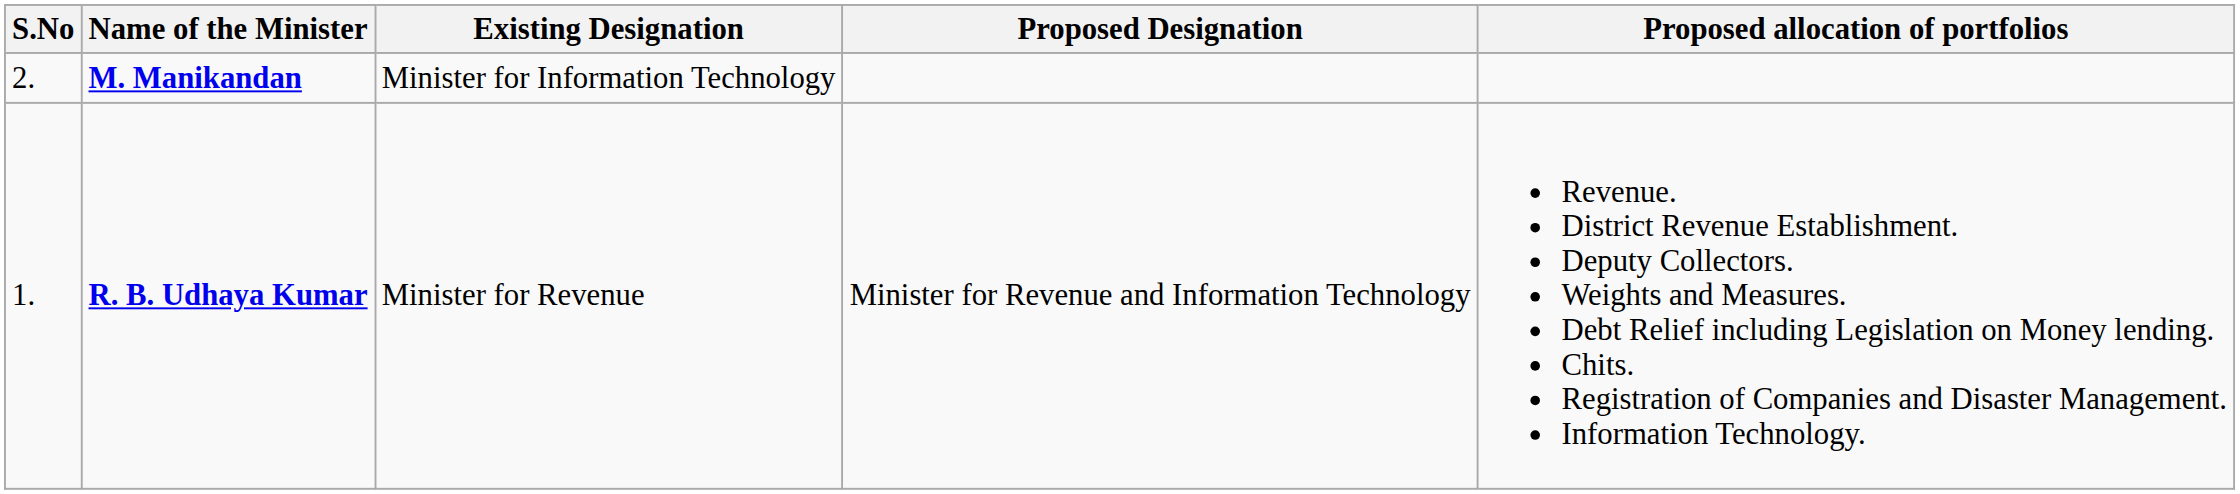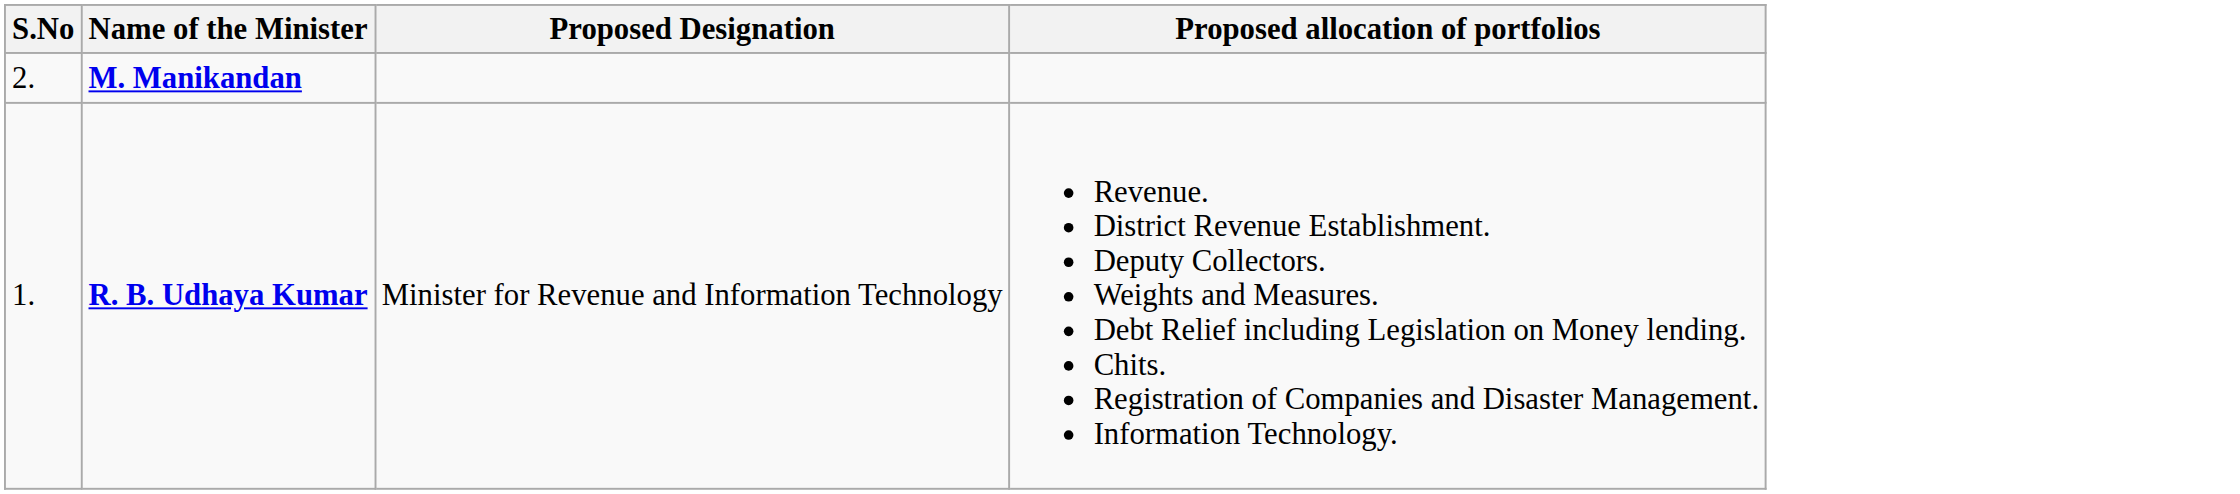- column: (609, 28)
